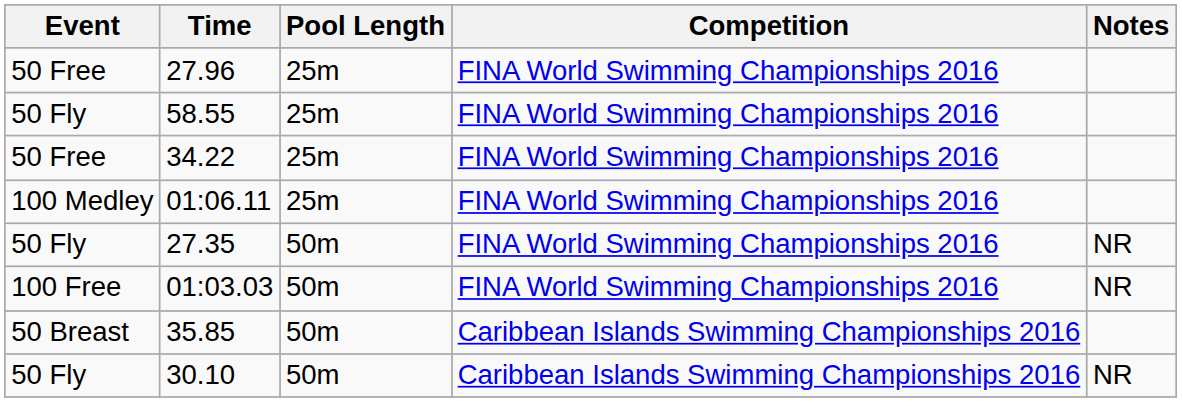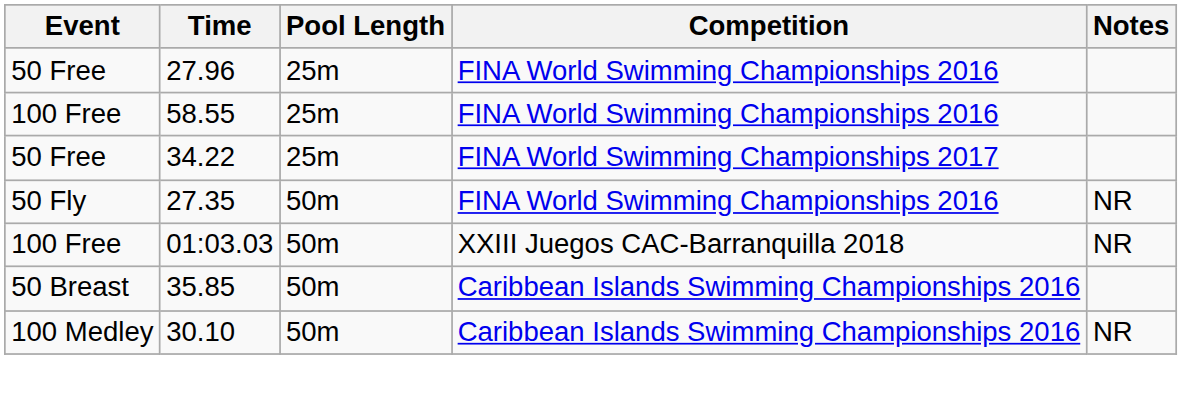(49, 113) 50 Fly -> (66, 113) 100 Free
(728, 157) FINA World Swimming Championships 2016 -> (728, 157) FINA World Swimming Championships 2017
- row: (219, 200)
(728, 288) FINA World Swimming Championships 2016 -> (681, 244) XXIII Juegos CAC-Barranquilla 2018
(49, 375) 50 Fly -> (82, 331) 100 Medley
